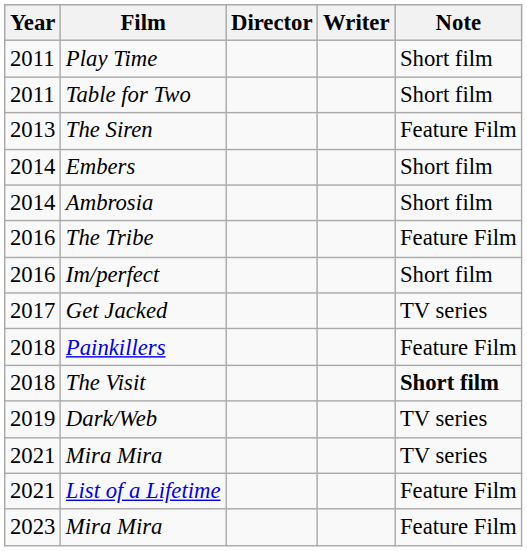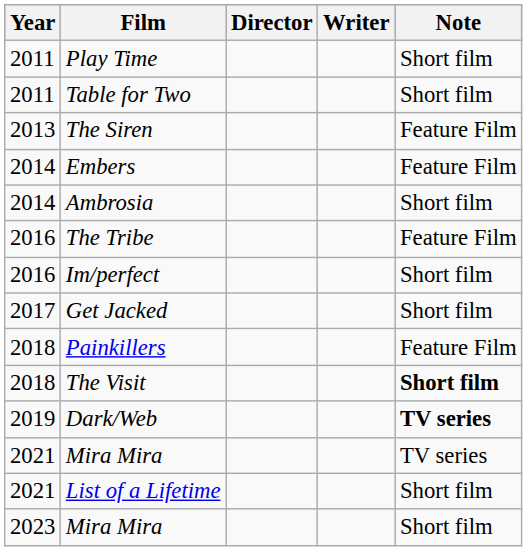(446, 166) Short film -> (458, 166) Feature Film
(444, 310) TV series -> (446, 310) Short film
(444, 418) normal -> (445, 418) bold
(458, 490) Feature Film -> (446, 490) Short film
(458, 526) Feature Film -> (446, 526) Short film
